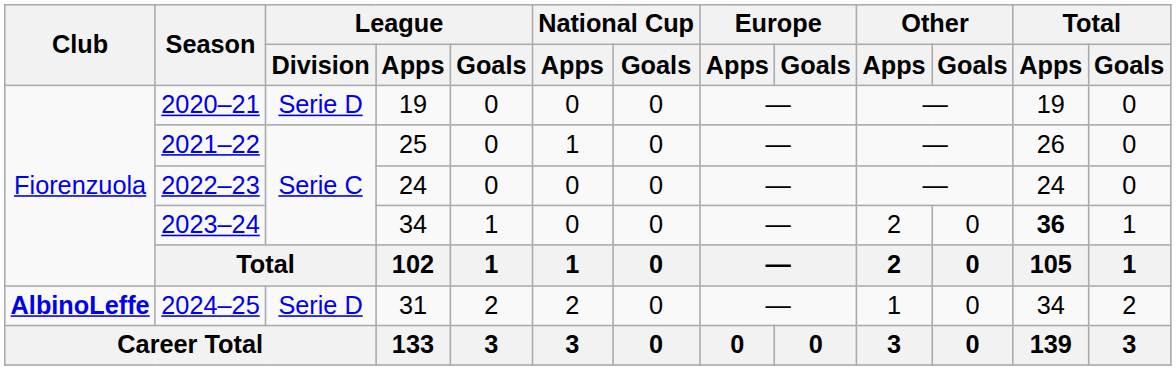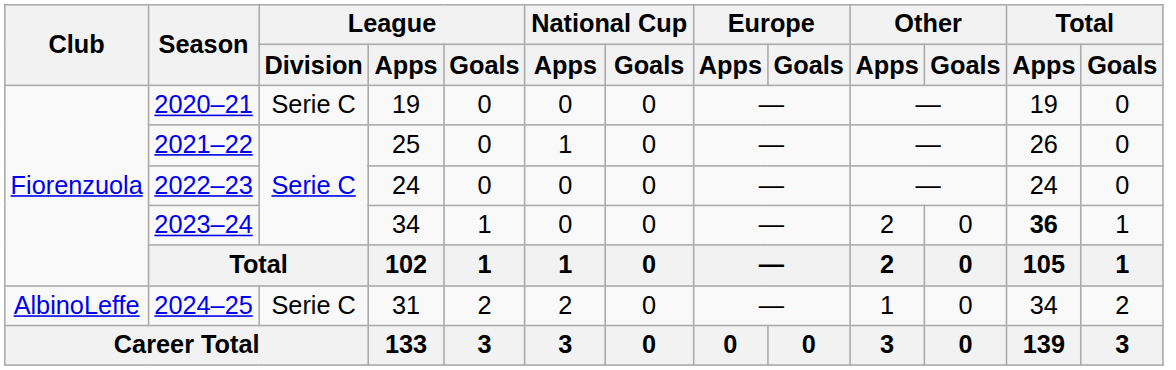(321, 104) Serie D -> (314, 104) Serie C
(80, 305) bold -> (77, 305) normal
(321, 305) Serie D -> (314, 305) Serie C
